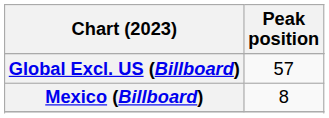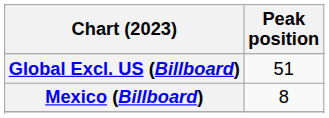(284, 68) 57 -> (284, 68) 51
